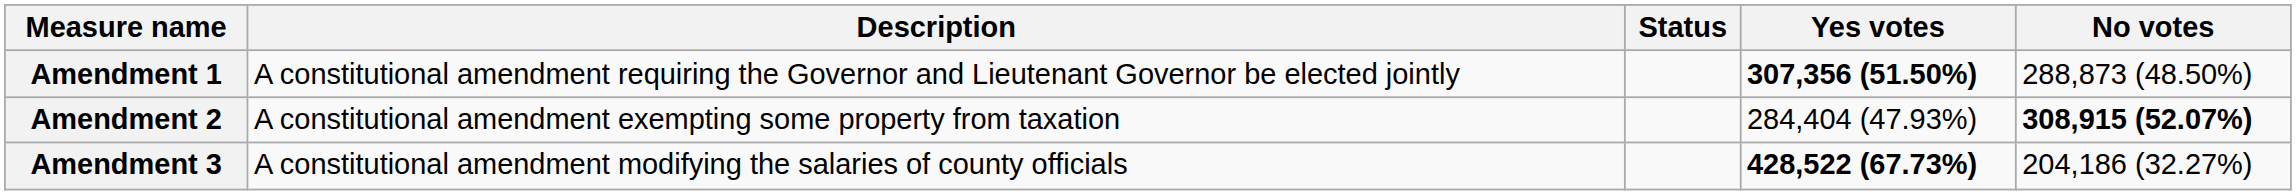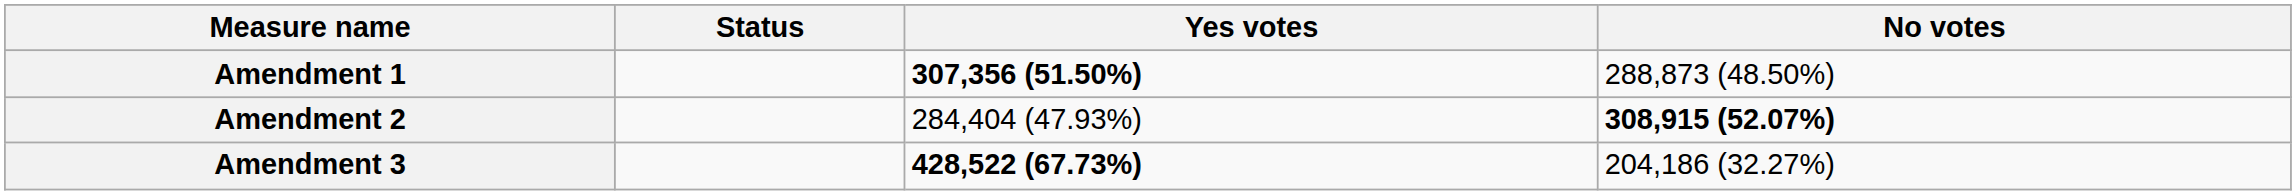- column: (936, 27)
